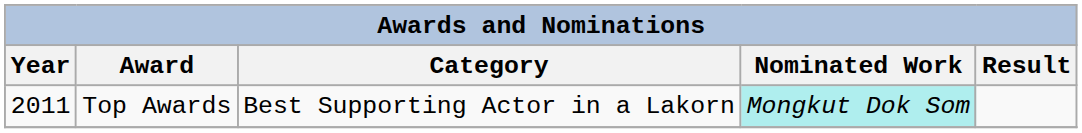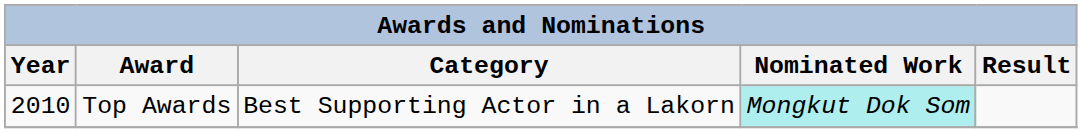(41, 106) 2011 -> (41, 106) 2010
